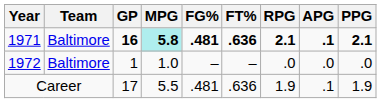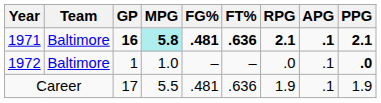(328, 63) .0 -> (328, 63) .1
(366, 63) normal -> (366, 63) bold
